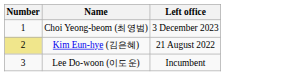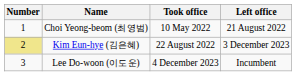+ column: (185, 12)
(185, 28) 3 December 2023 -> (256, 28) 21 August 2022
(185, 45) 21 August 2022 -> (256, 45) 3 December 2023
